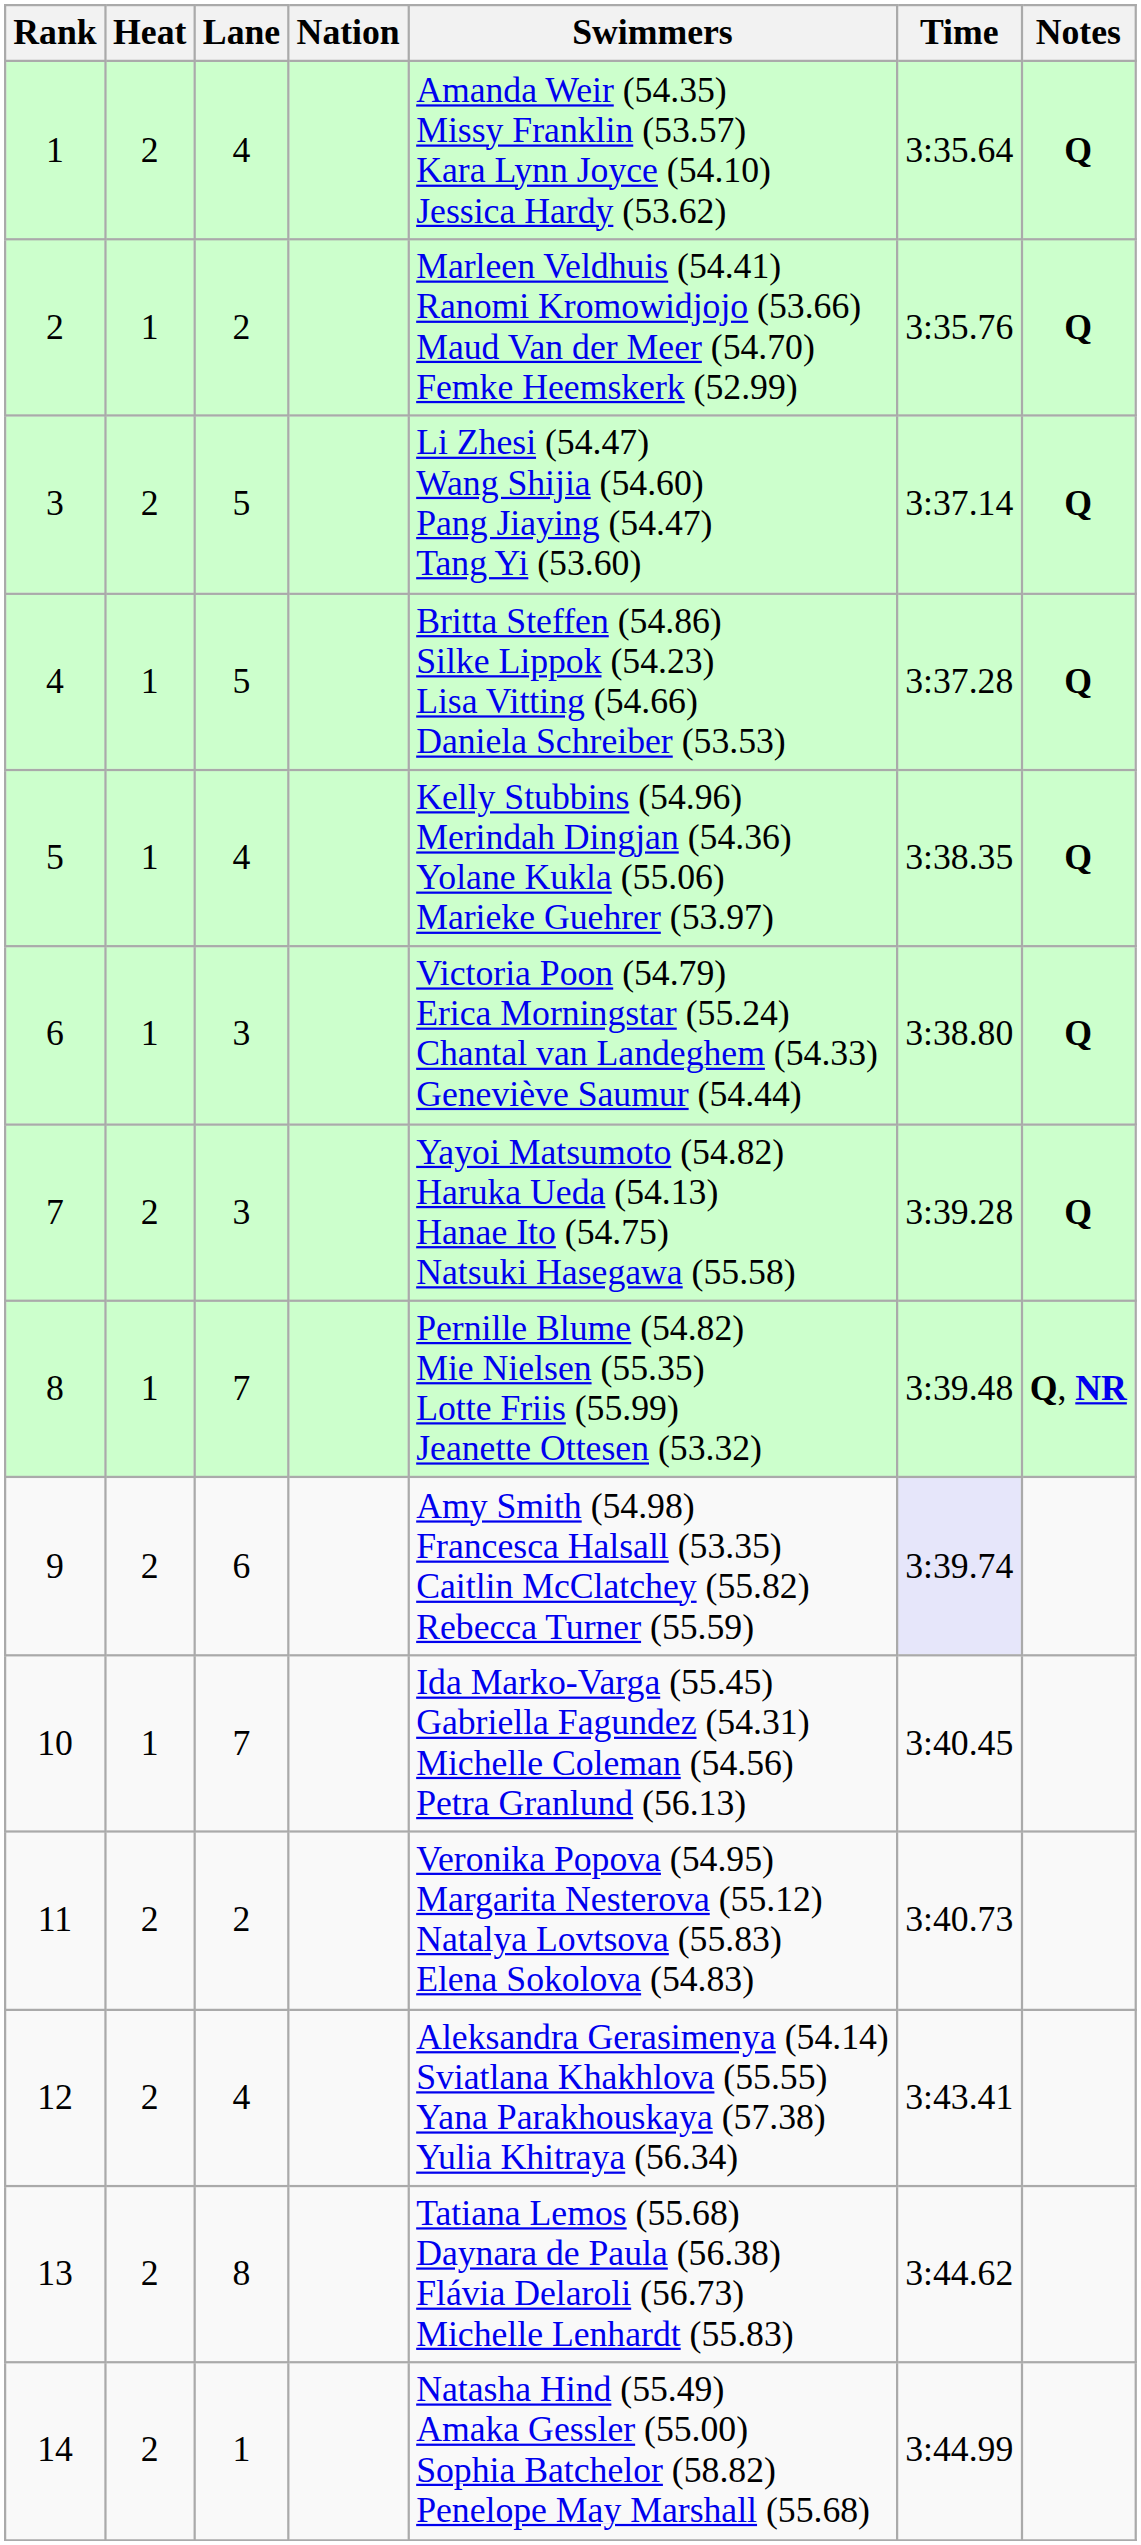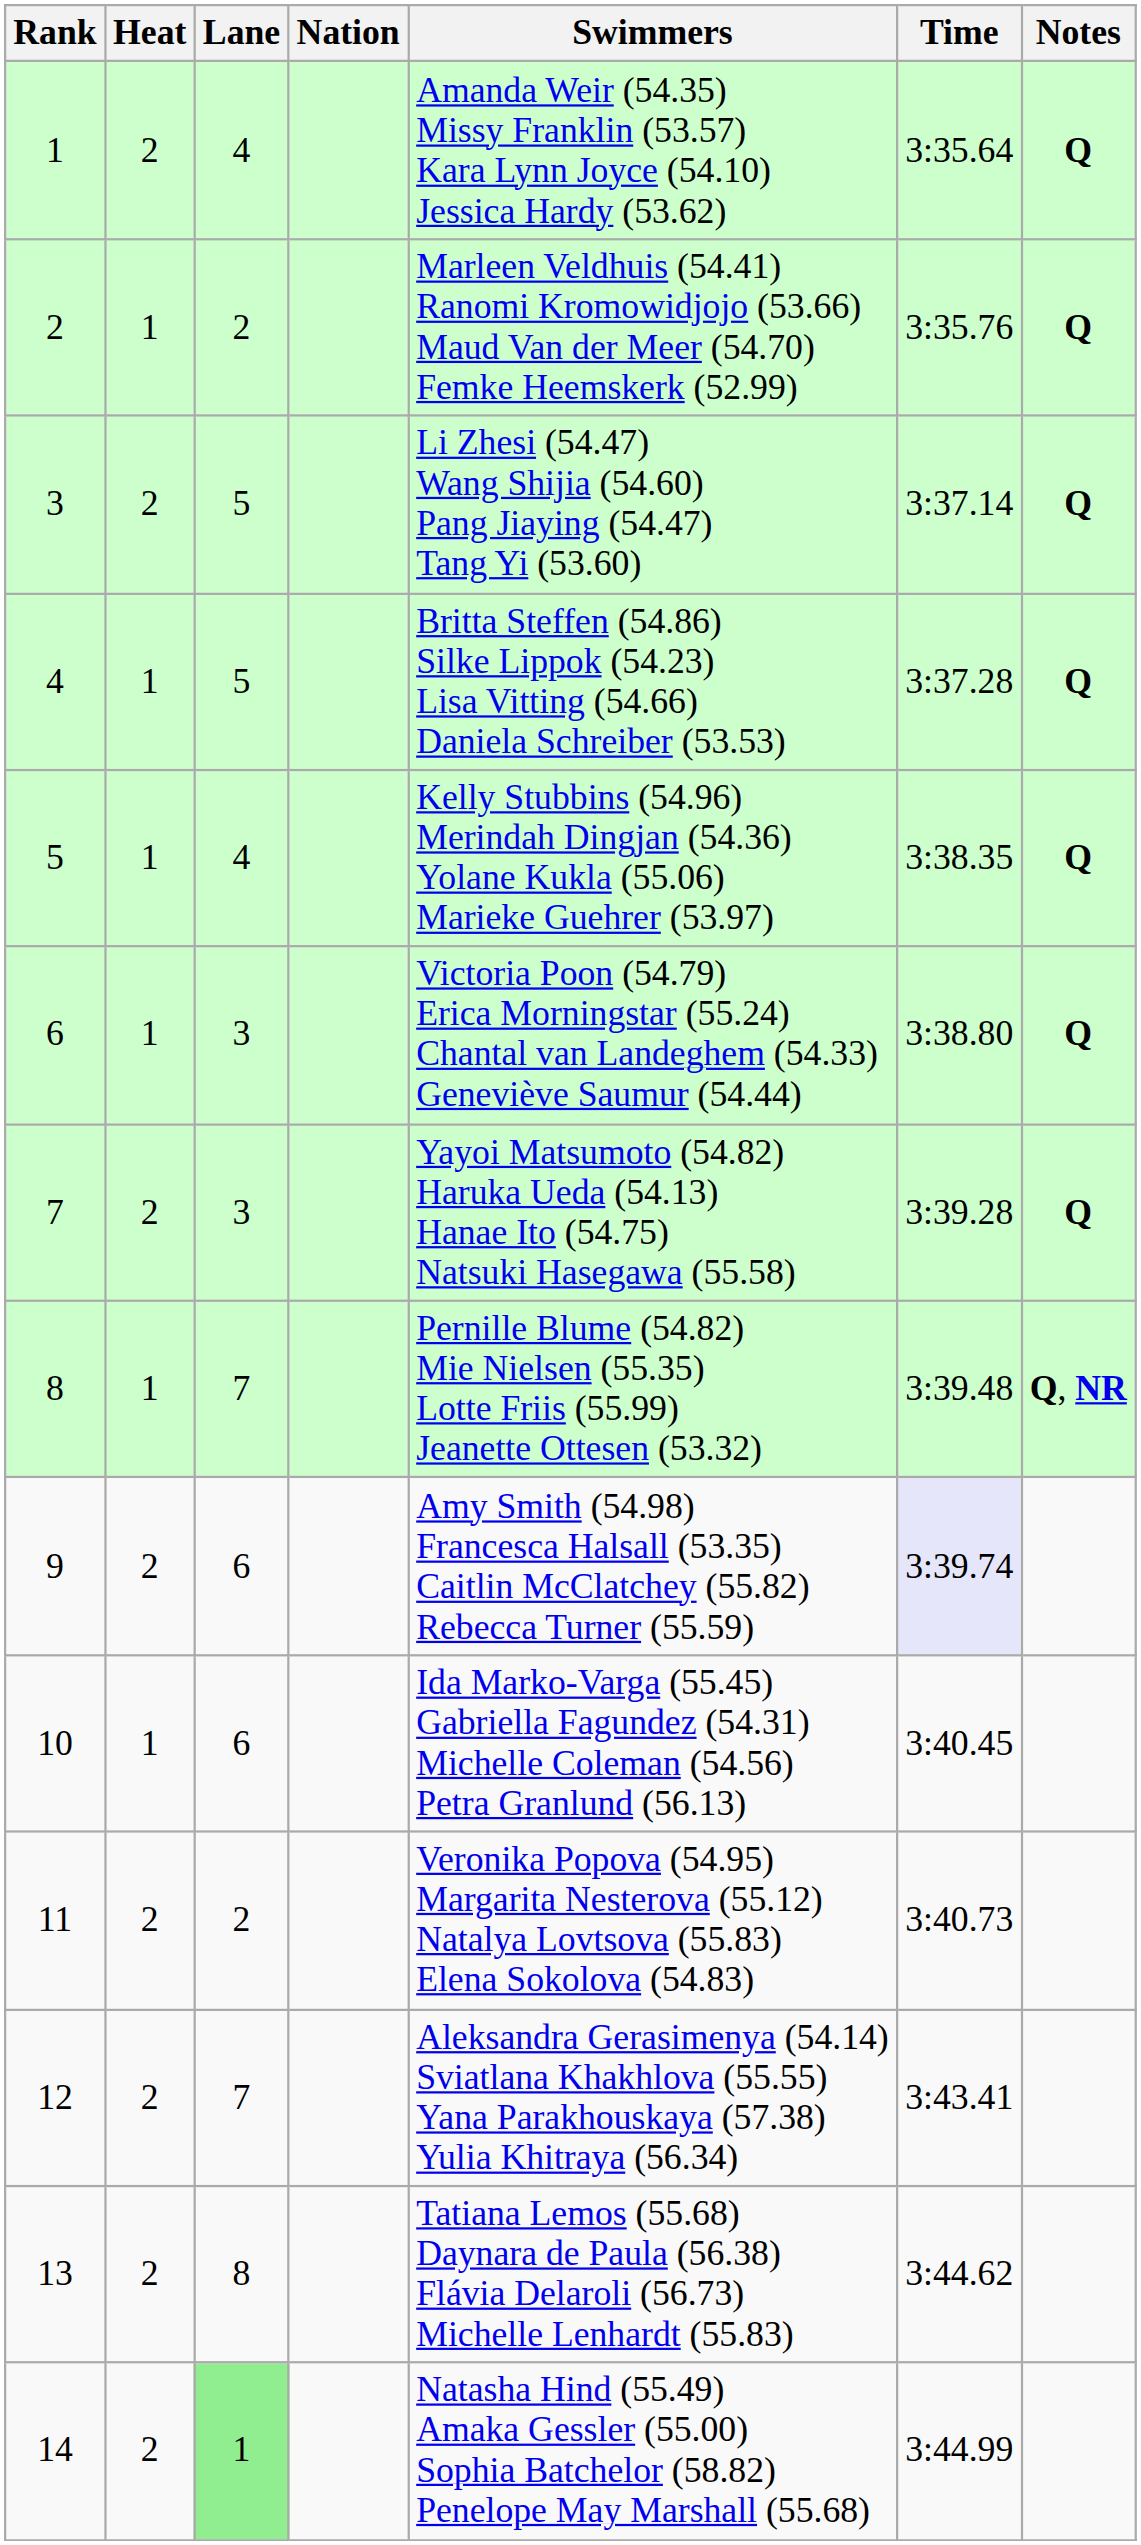(241, 1742) 7 -> (241, 1742) 6
(241, 2096) 4 -> (241, 2096) 7
(241, 2450) no background -> (241, 2450) lightgreen background
